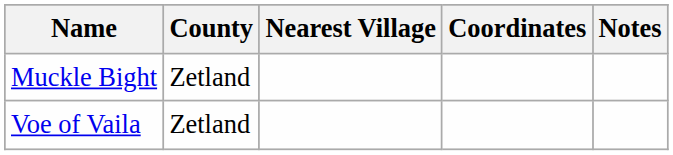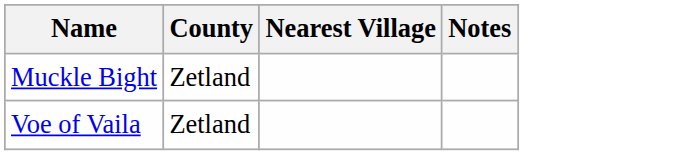- column: (517, 28)
